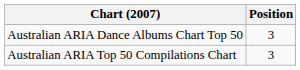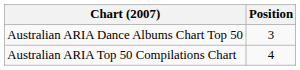(271, 55) 3 -> (271, 55) 4
